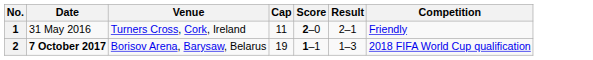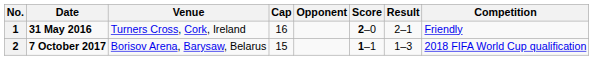+ column: (322, 13)
(60, 30) normal -> (60, 30) bold
(281, 30) 11 -> (281, 30) 16
(281, 47) 19 -> (281, 47) 15
